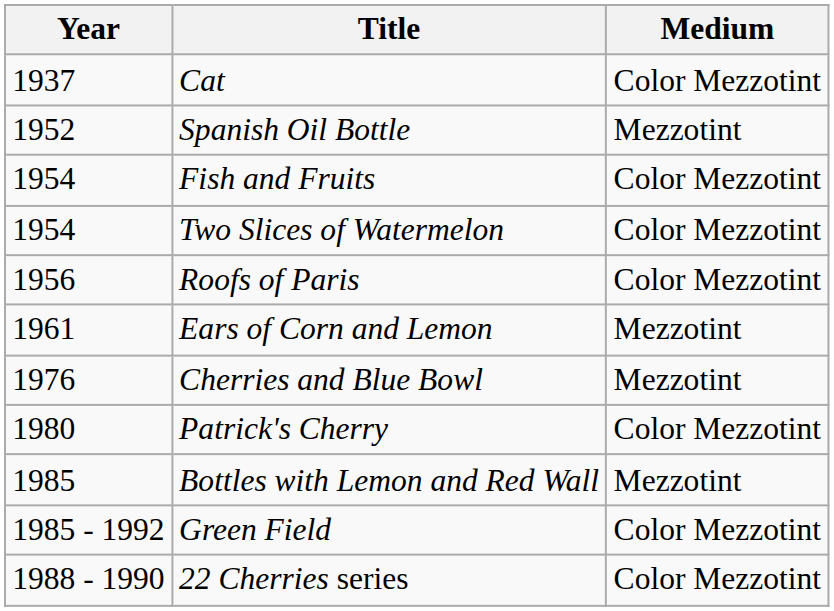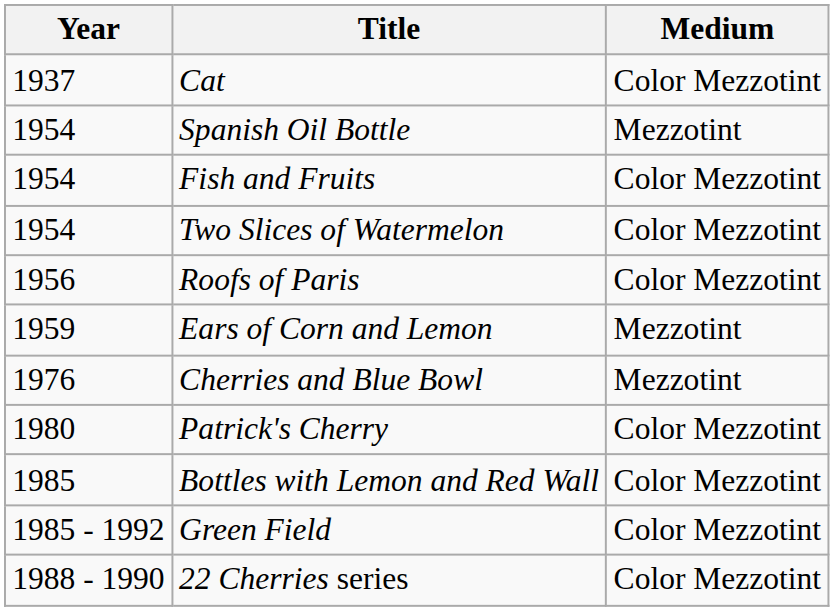(44, 129) 1952 -> (44, 129) 1954
(44, 329) 1961 -> (44, 329) 1959
(678, 479) Mezzotint -> (717, 479) Color Mezzotint
